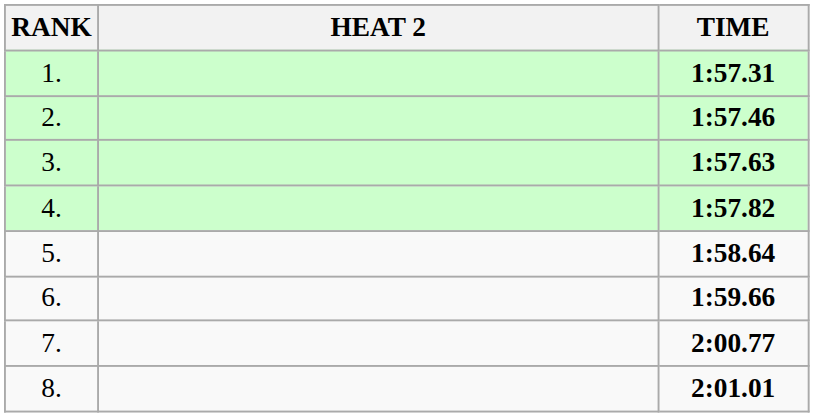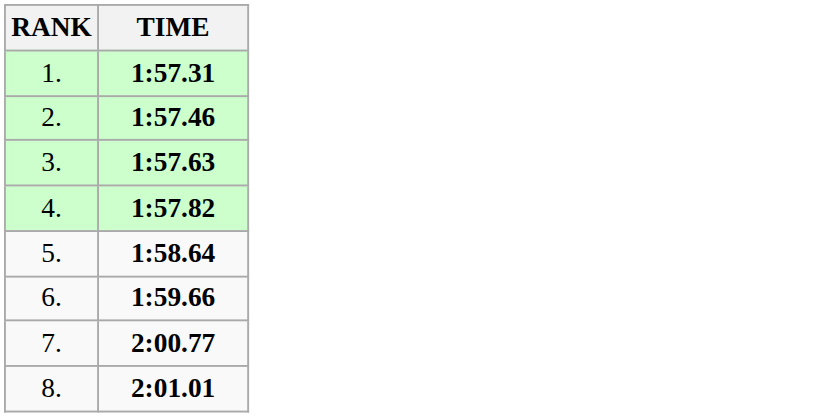- column: (378, 27)
